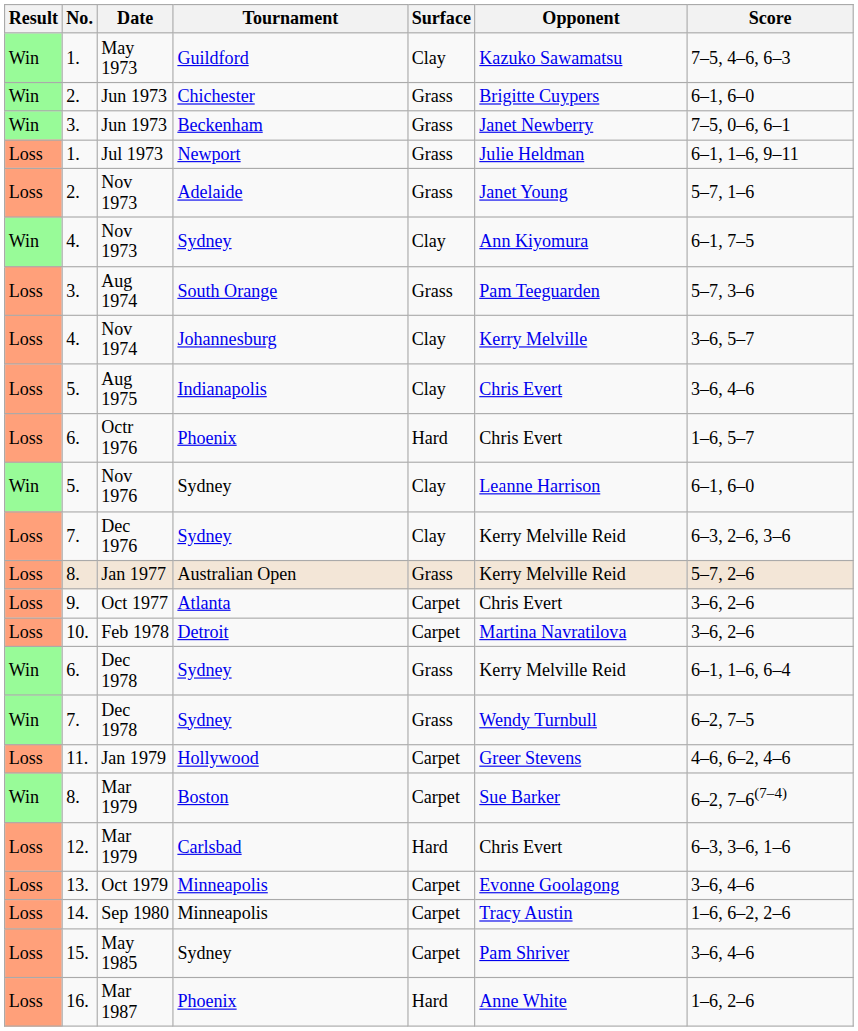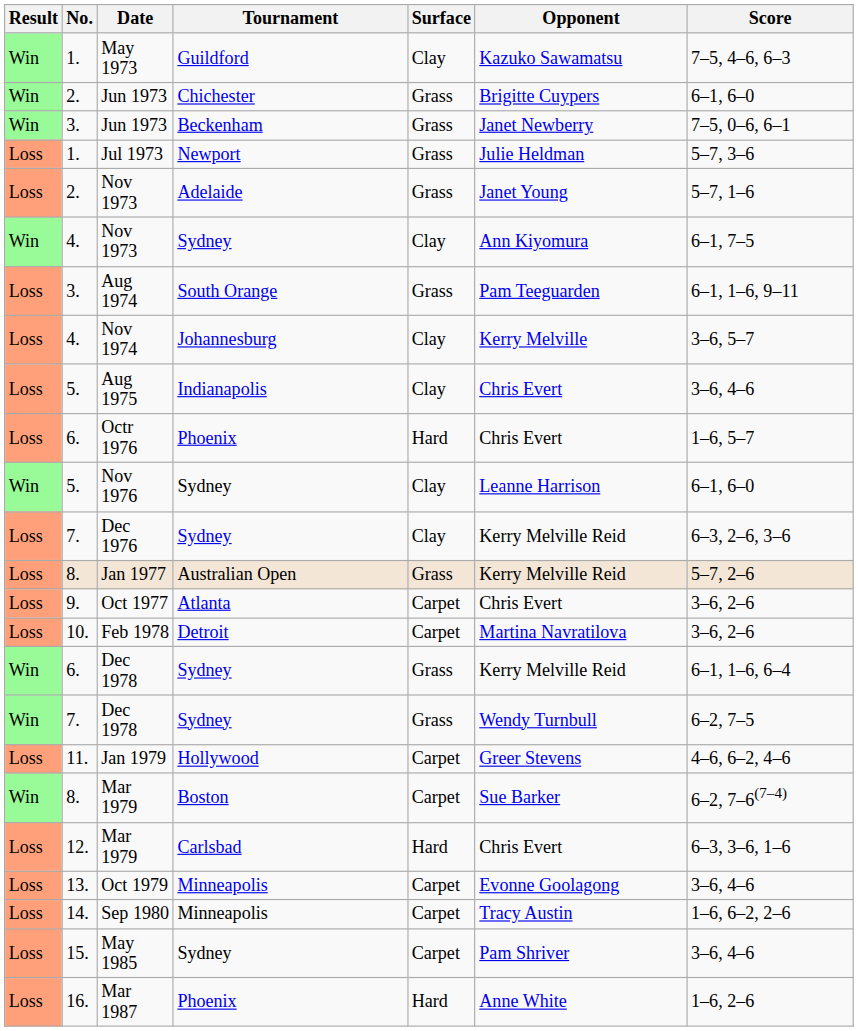(745, 153) 6–1, 1–6, 9–11 -> (723, 153) 5–7, 3–6
(723, 290) 5–7, 3–6 -> (745, 290) 6–1, 1–6, 9–11
